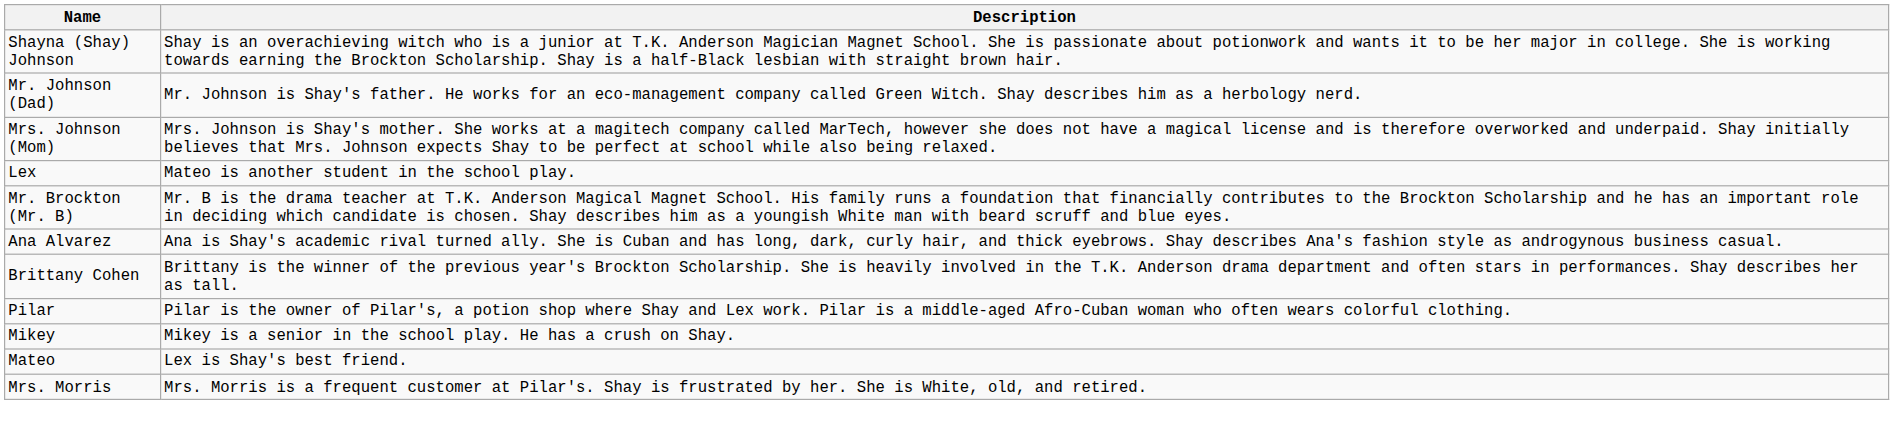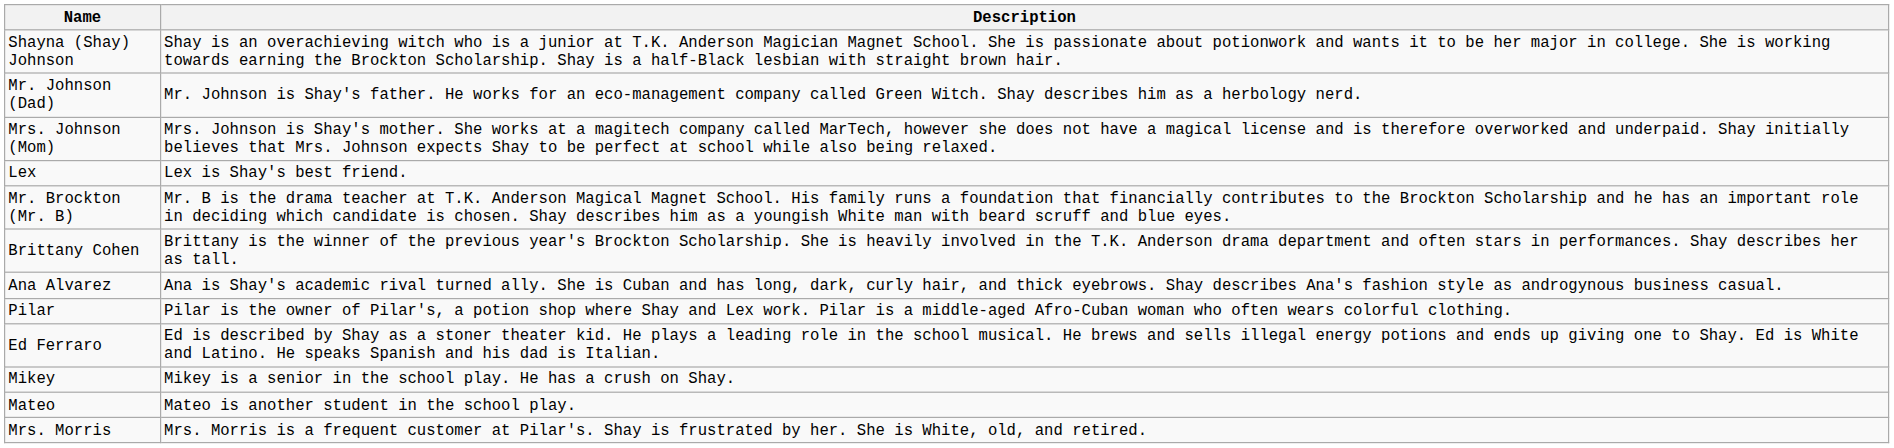(370, 173) Mateo is another student in the school play. -> (286, 173) Lex is Shay's best friend.
rows swapped: (60, 242) <-> (74, 276)
+ row: (55, 345)
(286, 362) Lex is Shay's best friend. -> (370, 405) Mateo is another student in the school play.
